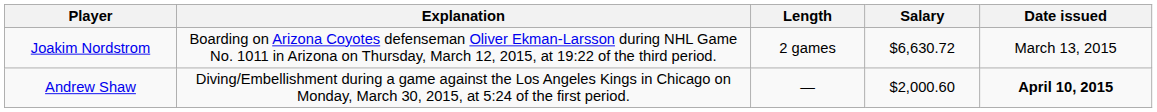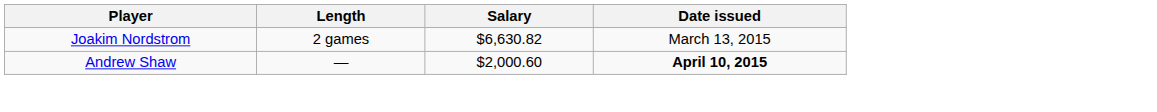- column: (463, 16)
(922, 47) $6,630.72 -> (509, 39) $6,630.82
